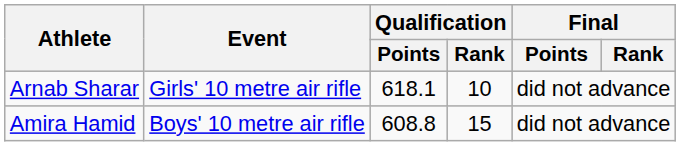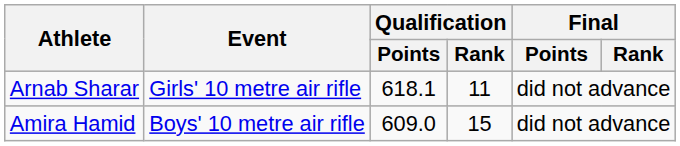(480, 89) 10 -> (480, 89) 11
(409, 123) 608.8 -> (409, 123) 609.0
